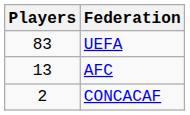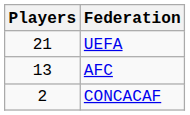(42, 44) 83 -> (42, 44) 21
